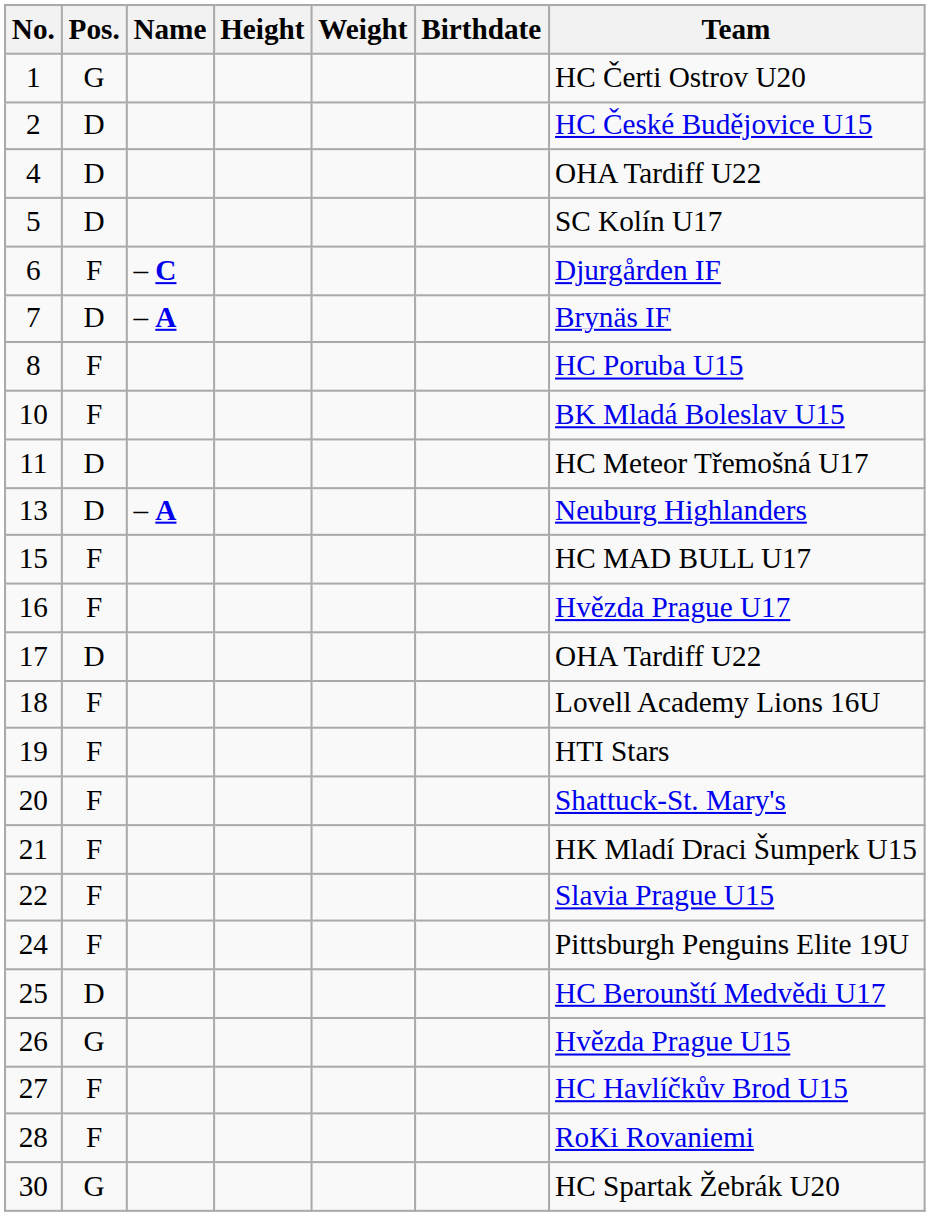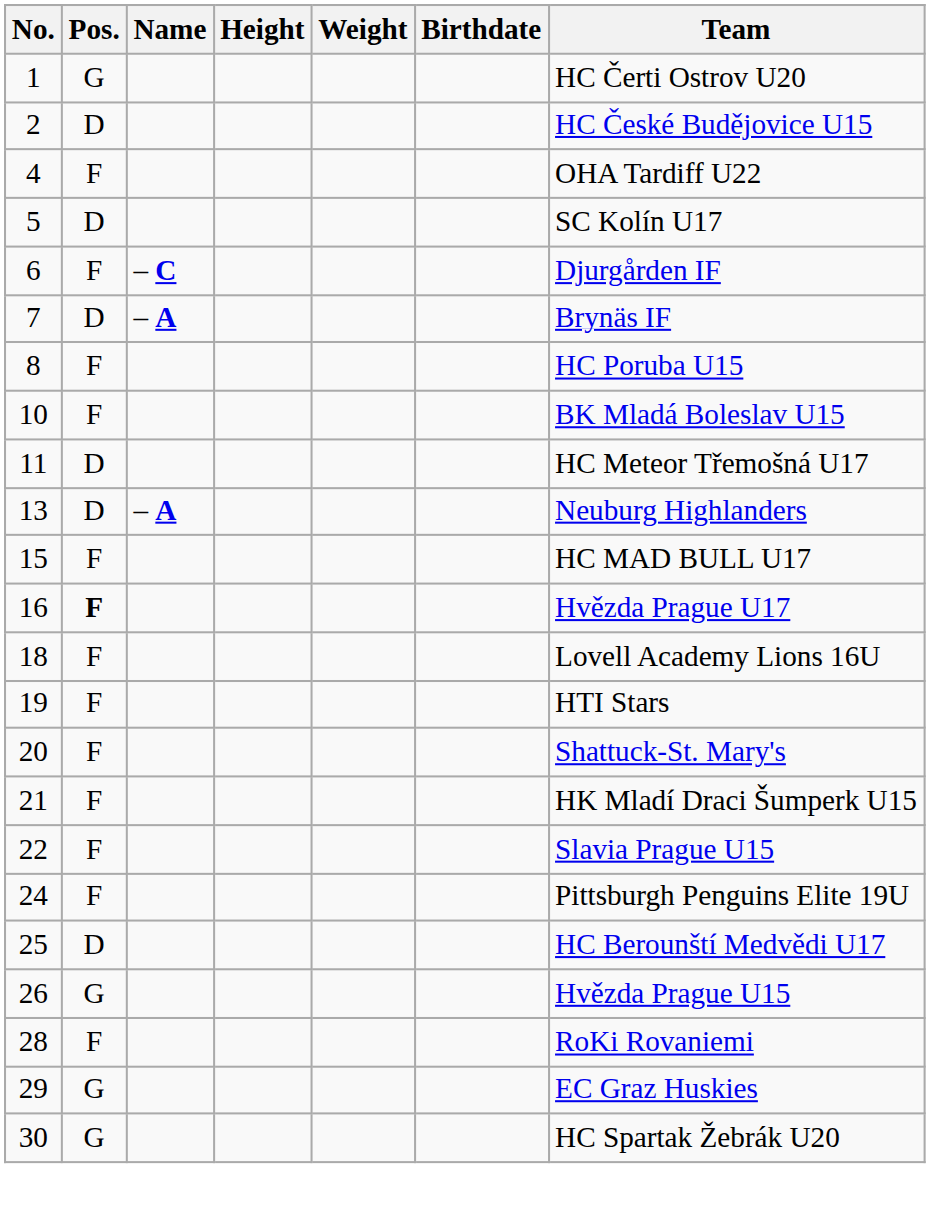(94, 173) D -> (94, 173) F
(94, 607) normal -> (94, 607) bold
- row: (33, 655)
- row: (33, 1089)
+ row: (33, 1089)
